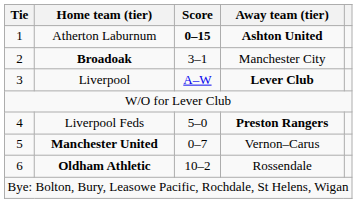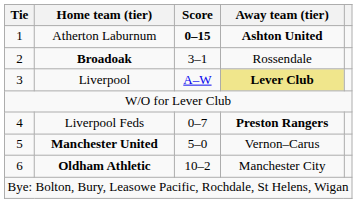(282, 57) Manchester City -> (282, 57) Rossendale
(282, 79) no background -> (282, 79) khaki background
(197, 122) 5–0 -> (197, 122) 0–7
(197, 144) 0–7 -> (197, 144) 5–0
(282, 165) Rossendale -> (282, 165) Manchester City
